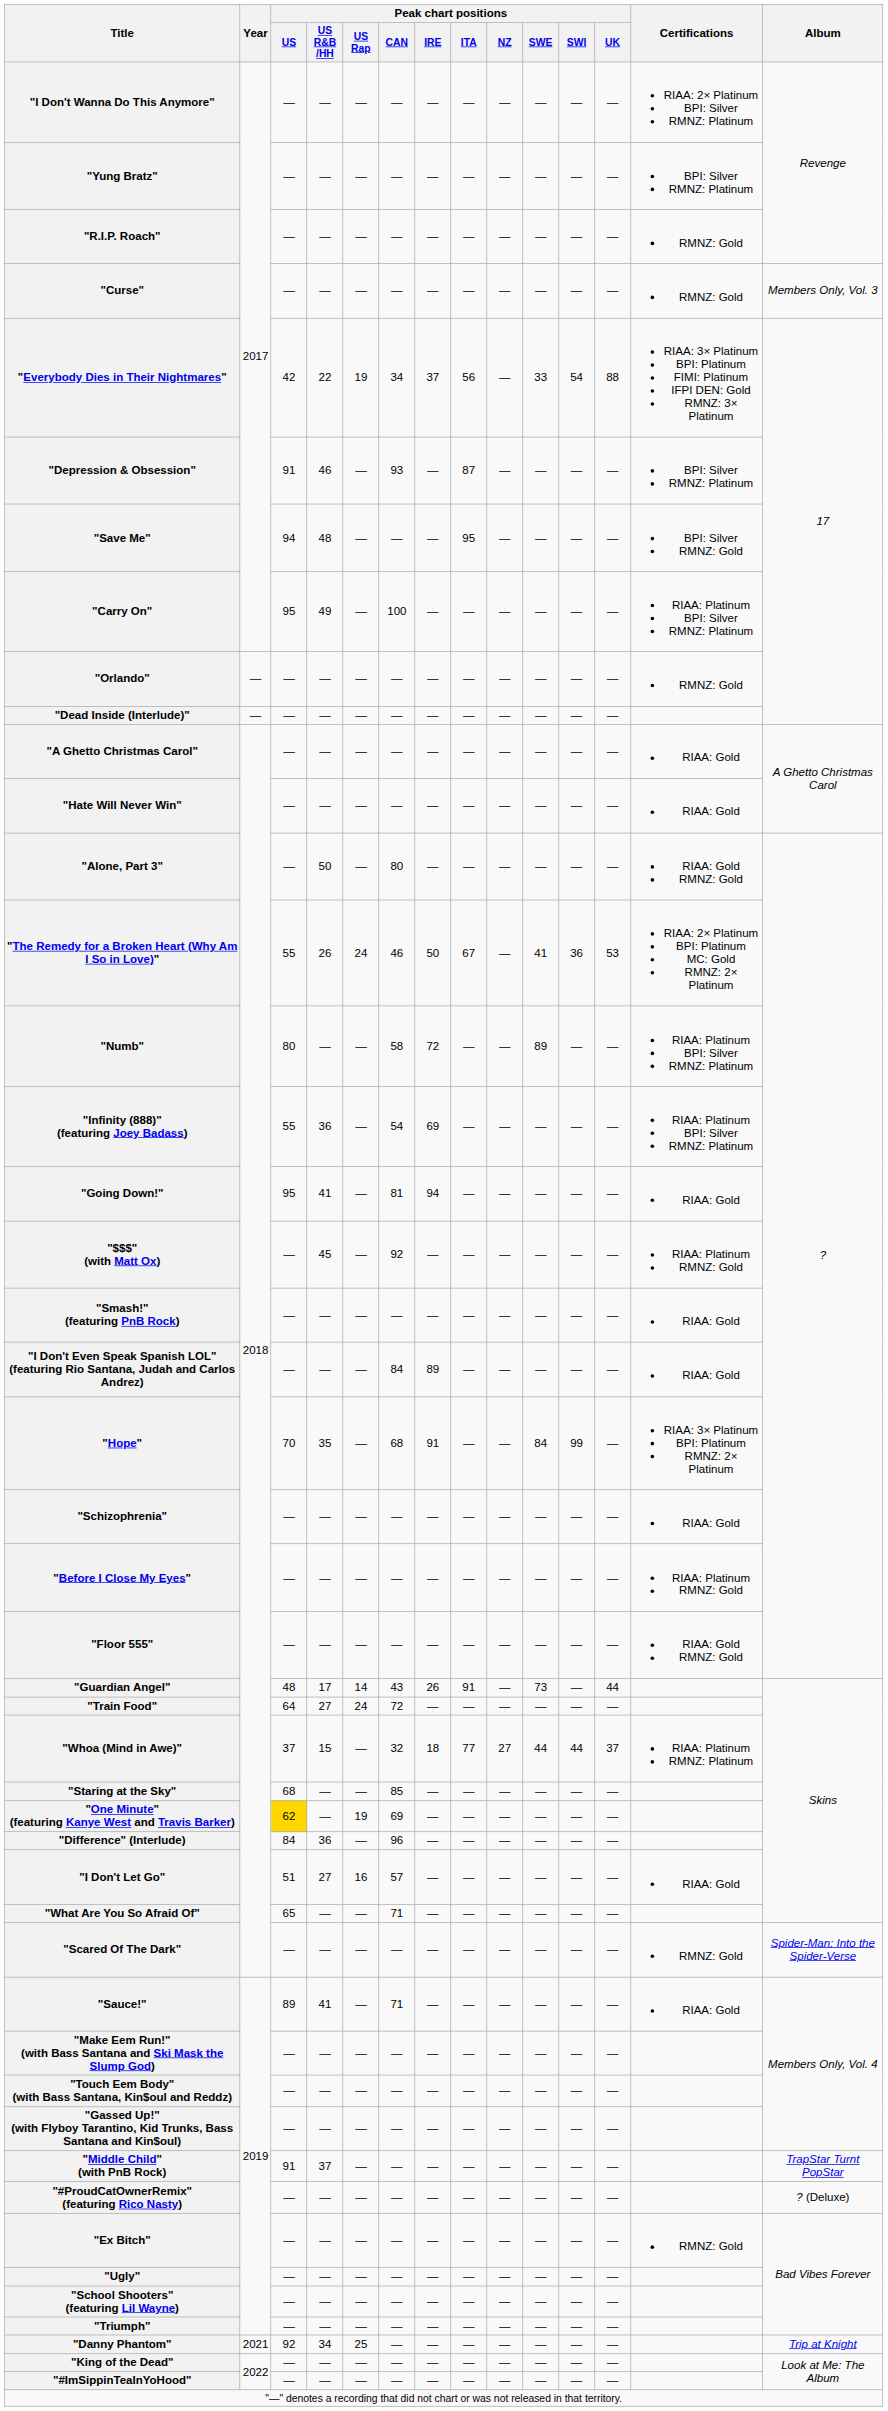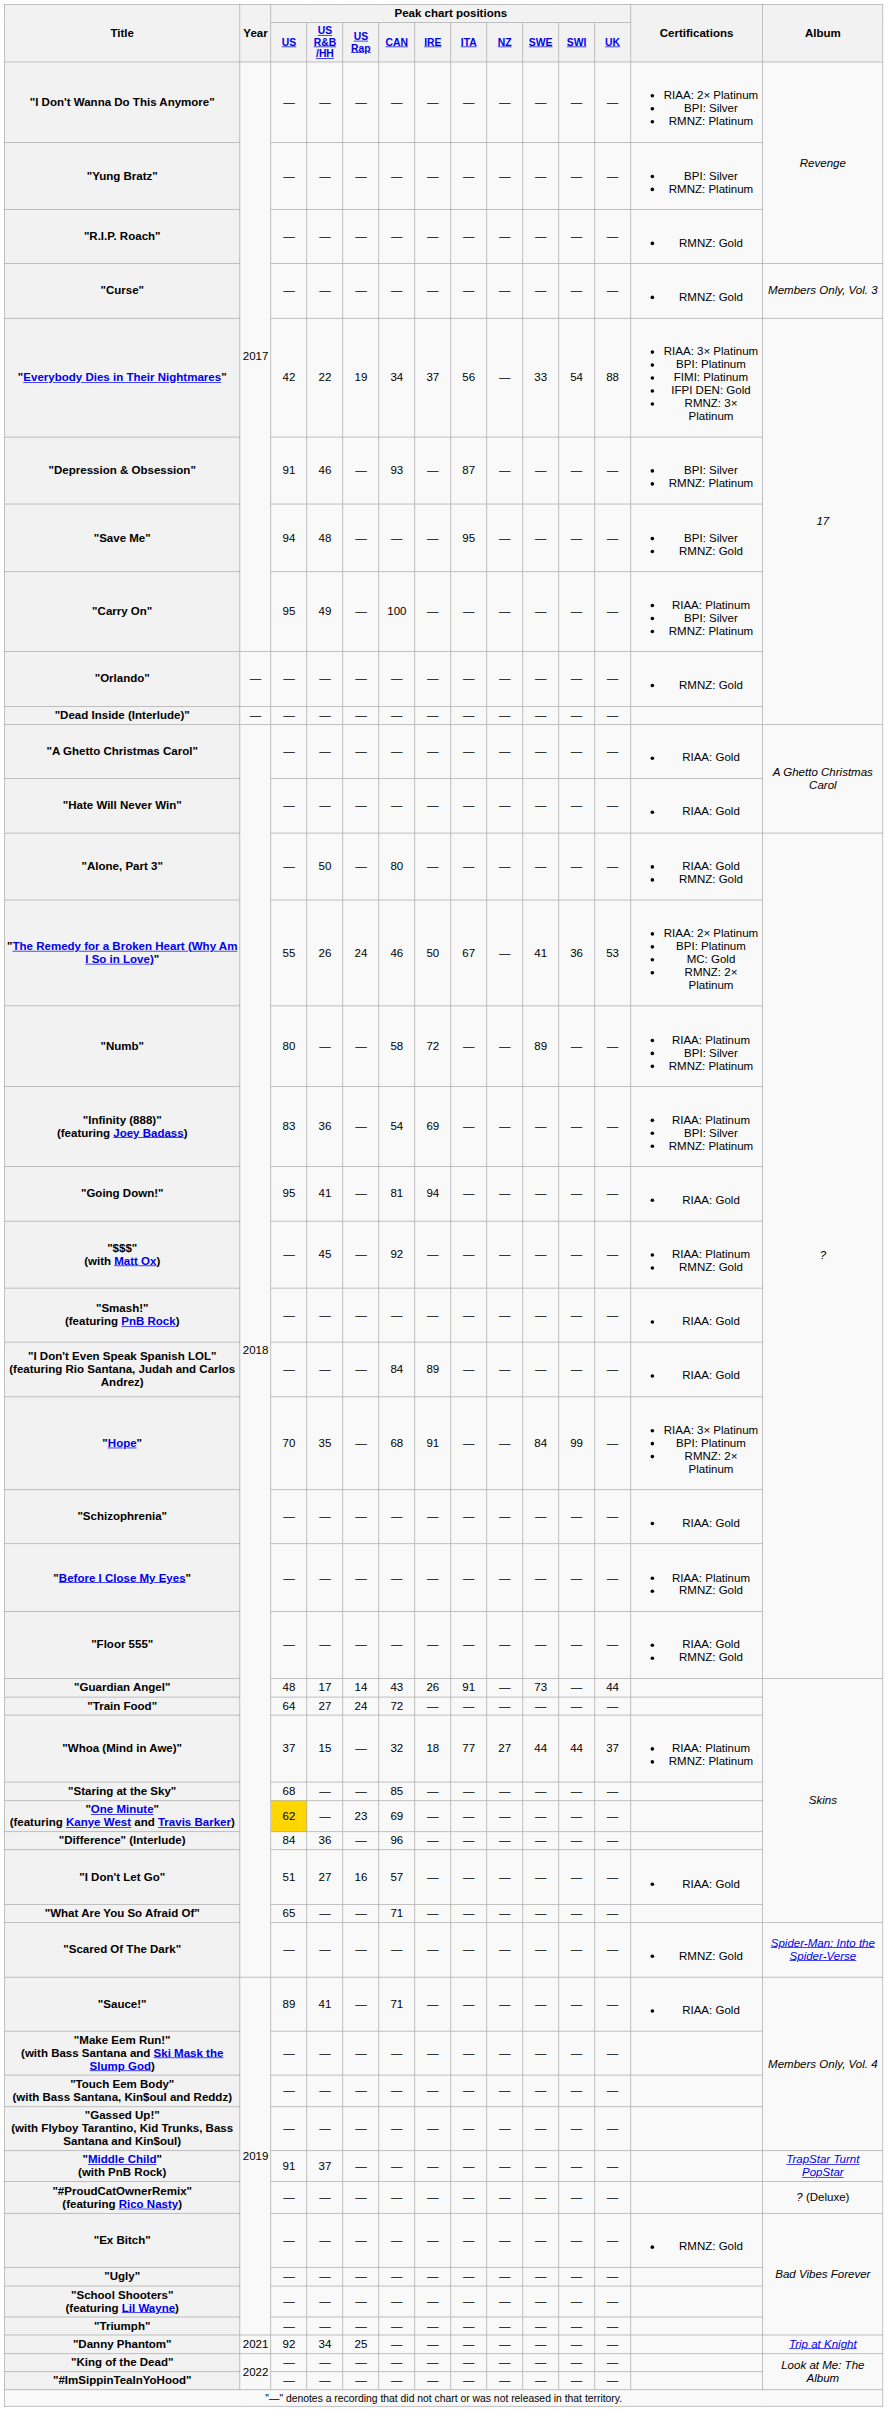(289, 1126) 55 -> (289, 1126) 83
(361, 1816) 19 -> (361, 1816) 23
